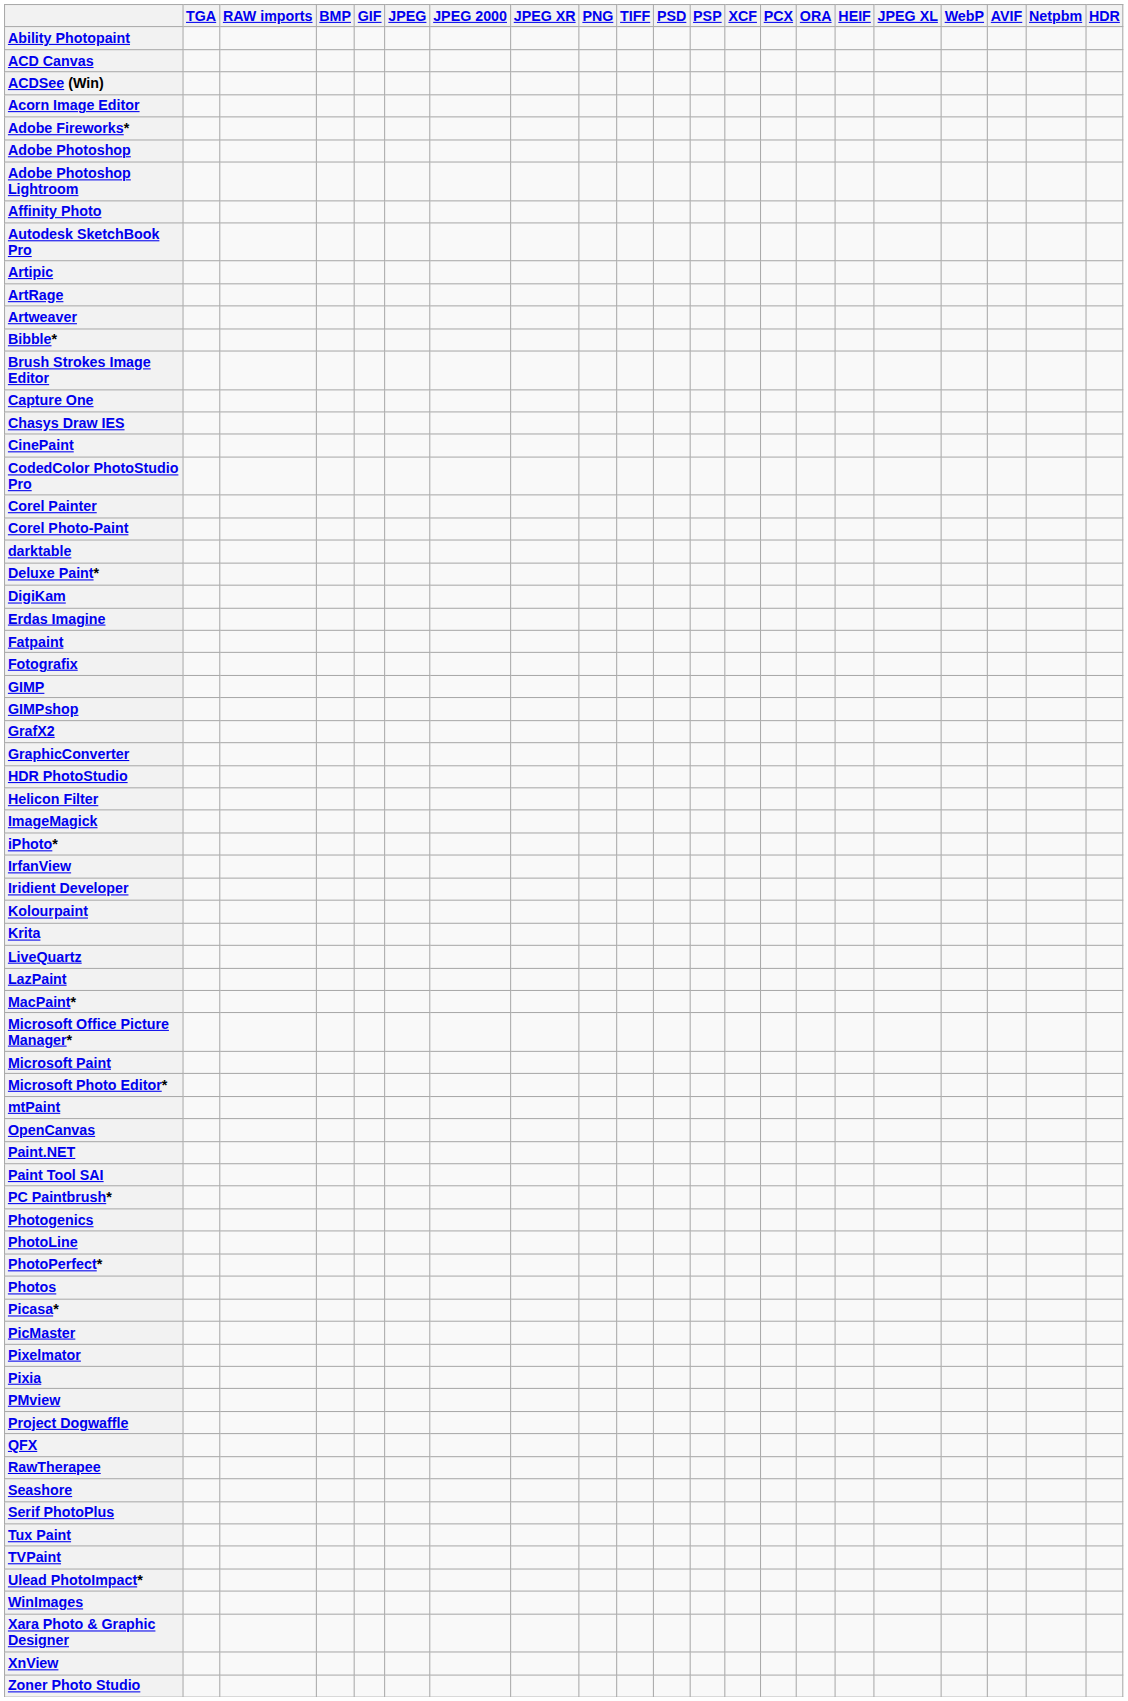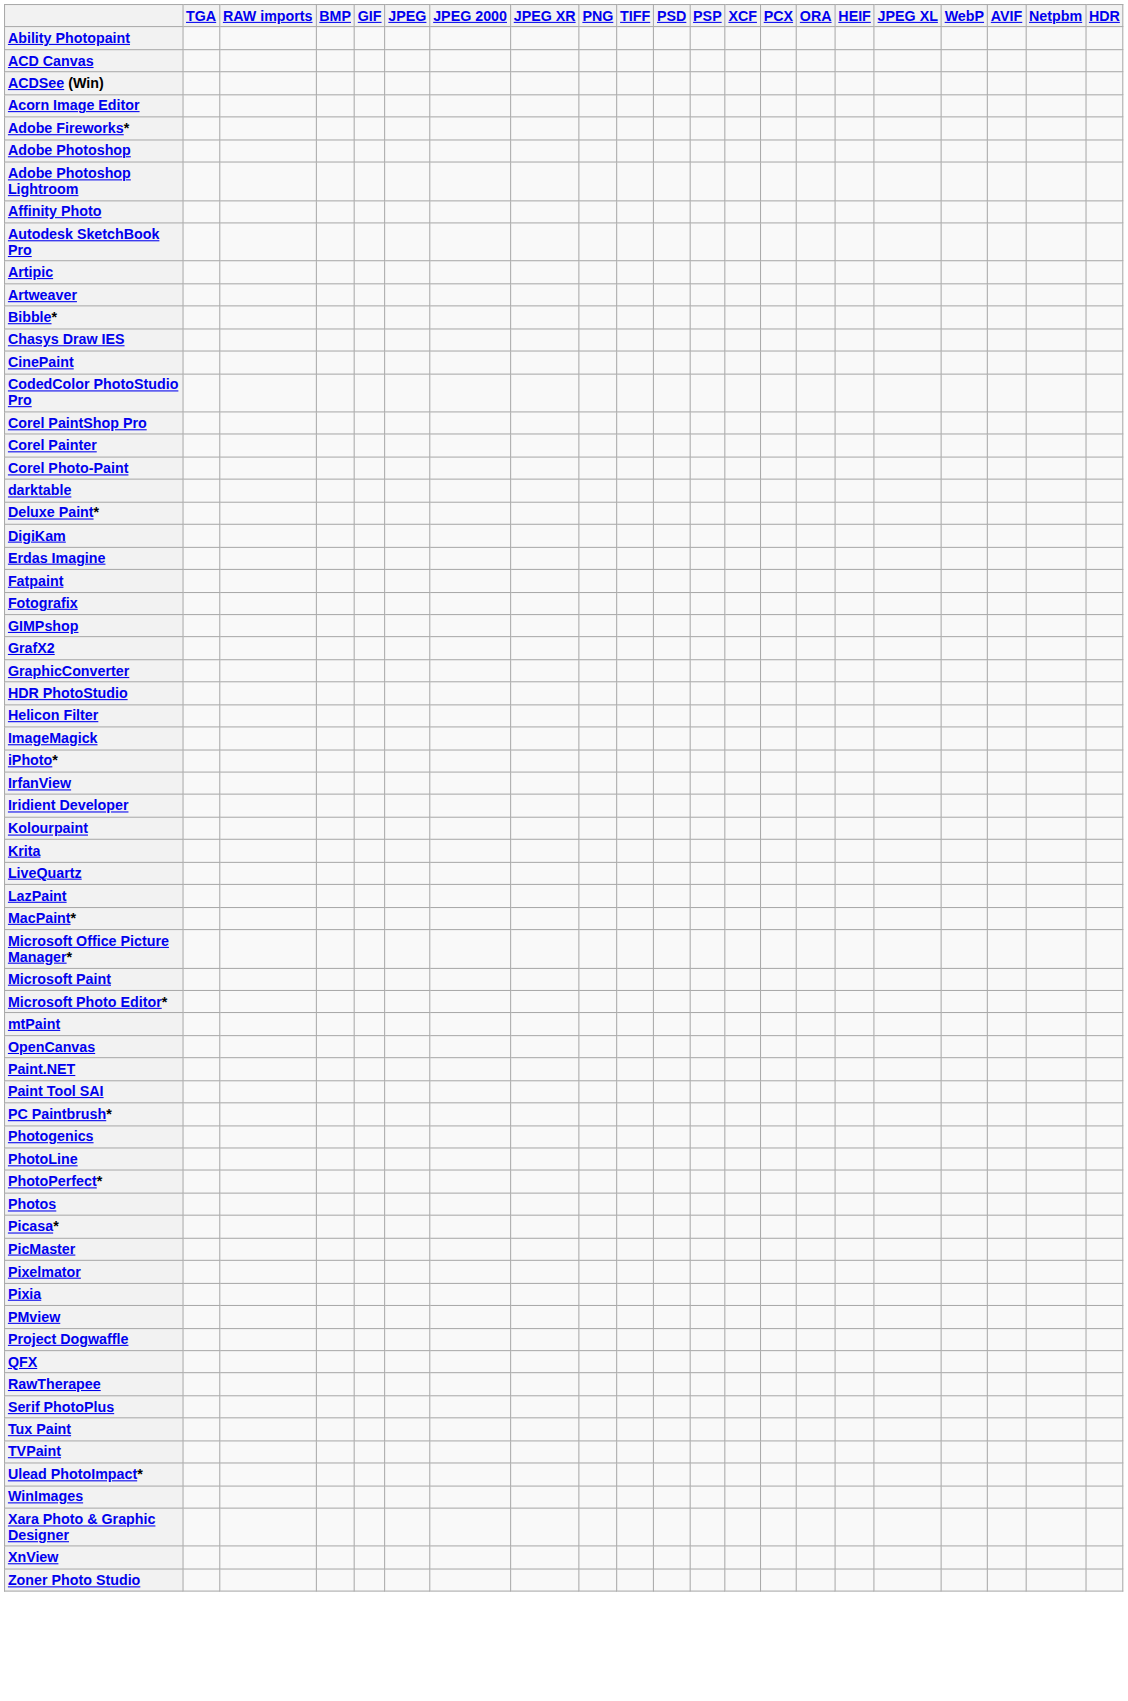- row: (36, 294)
- row: (79, 370)
- row: (51, 400)
+ row: (77, 423)
- row: (26, 686)
- row: (40, 1490)
